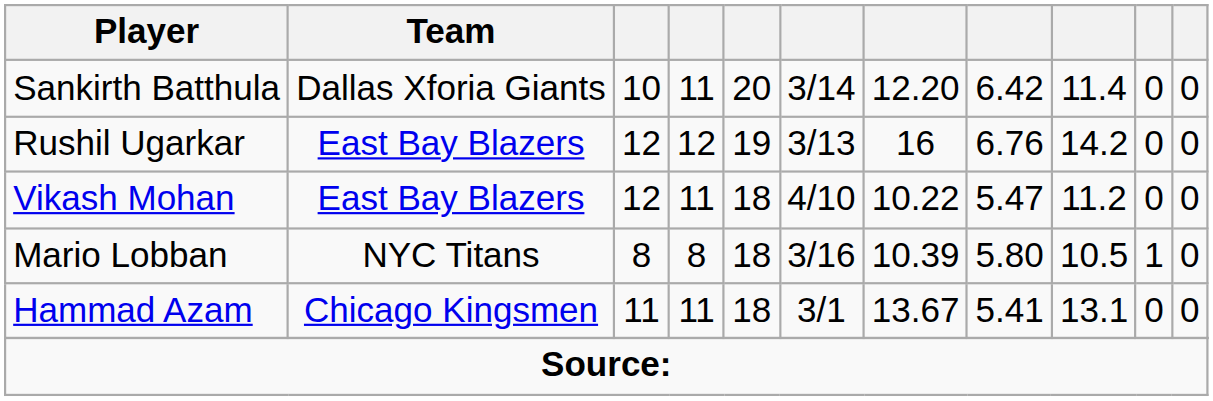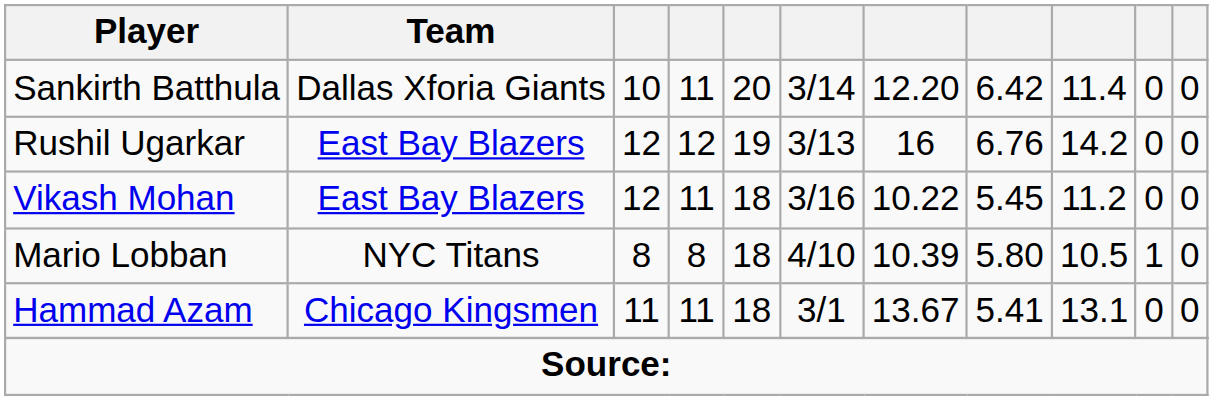(821, 198) 4/10 -> (821, 198) 3/16
(1010, 198) 5.47 -> (1010, 198) 5.45
(821, 254) 3/16 -> (821, 254) 4/10
